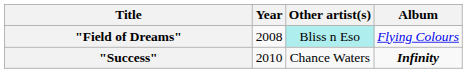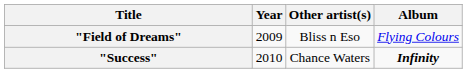(269, 36) 2008 -> (269, 36) 2009
(330, 36) paleturquoise background -> (330, 36) no background
